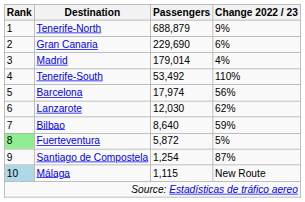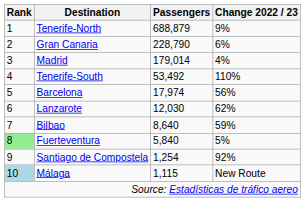(171, 44) 229,690 -> (171, 44) 228,790
(166, 141) 5,872 -> (166, 141) 5,840
(225, 157) 87% -> (225, 157) 92%
